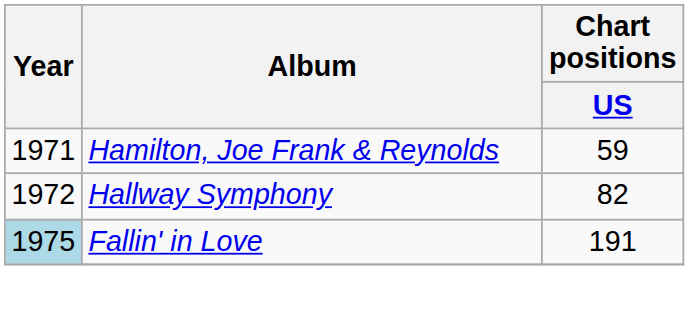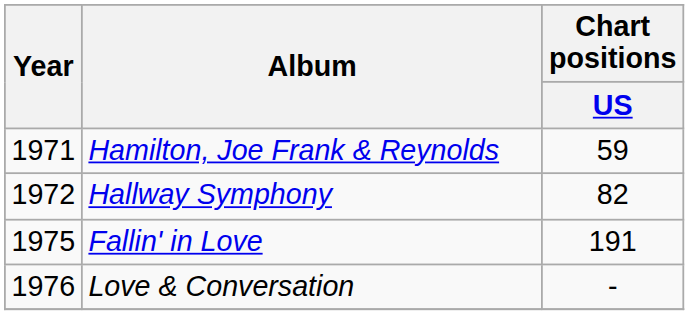(43, 241) lightblue background -> (43, 241) no background
+ row: (221, 286)
